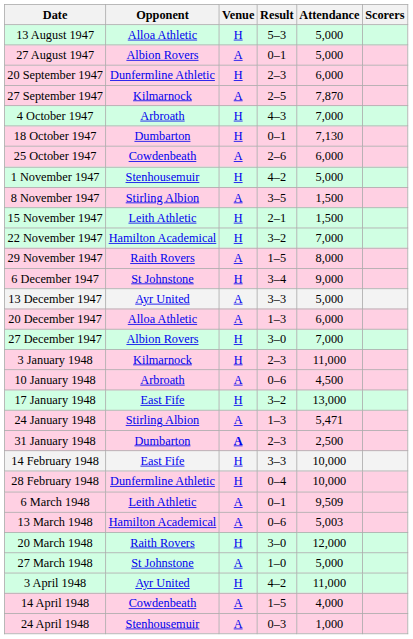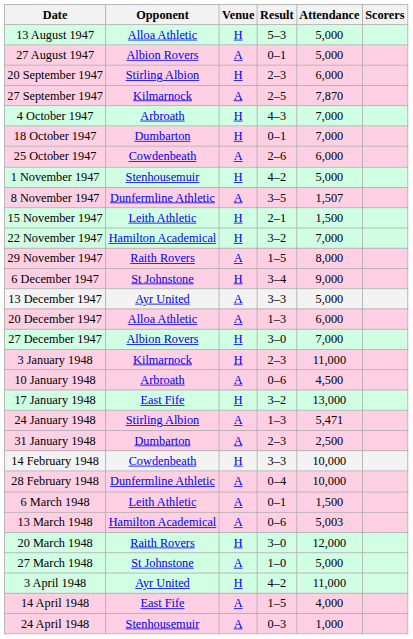(162, 75) Dunfermline Athletic -> (162, 75) Stirling Albion
(329, 136) 7,130 -> (329, 136) 7,000
(162, 197) Stirling Albion -> (162, 197) Dunfermline Athletic
(329, 197) 1,500 -> (329, 197) 1,507
(238, 441) bold -> (238, 441) normal
(162, 461) East Fife -> (162, 461) Cowdenbeath
(238, 481) H -> (238, 481) A
(329, 502) 9,509 -> (329, 502) 1,500
(162, 603) Cowdenbeath -> (162, 603) East Fife
